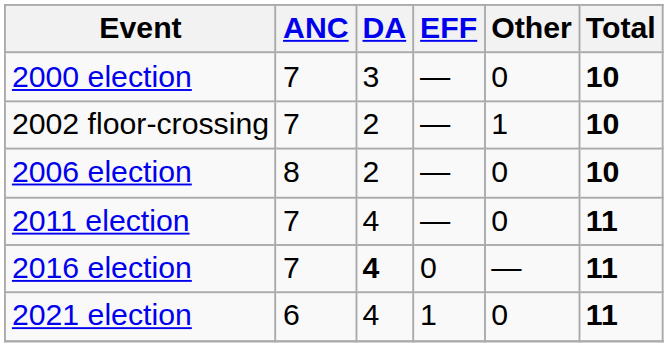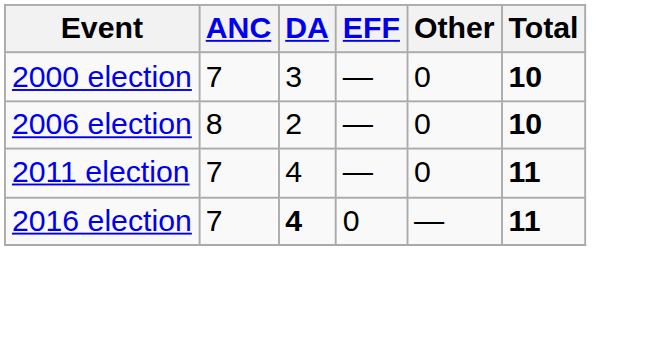- row: (141, 124)
- row: (102, 316)
